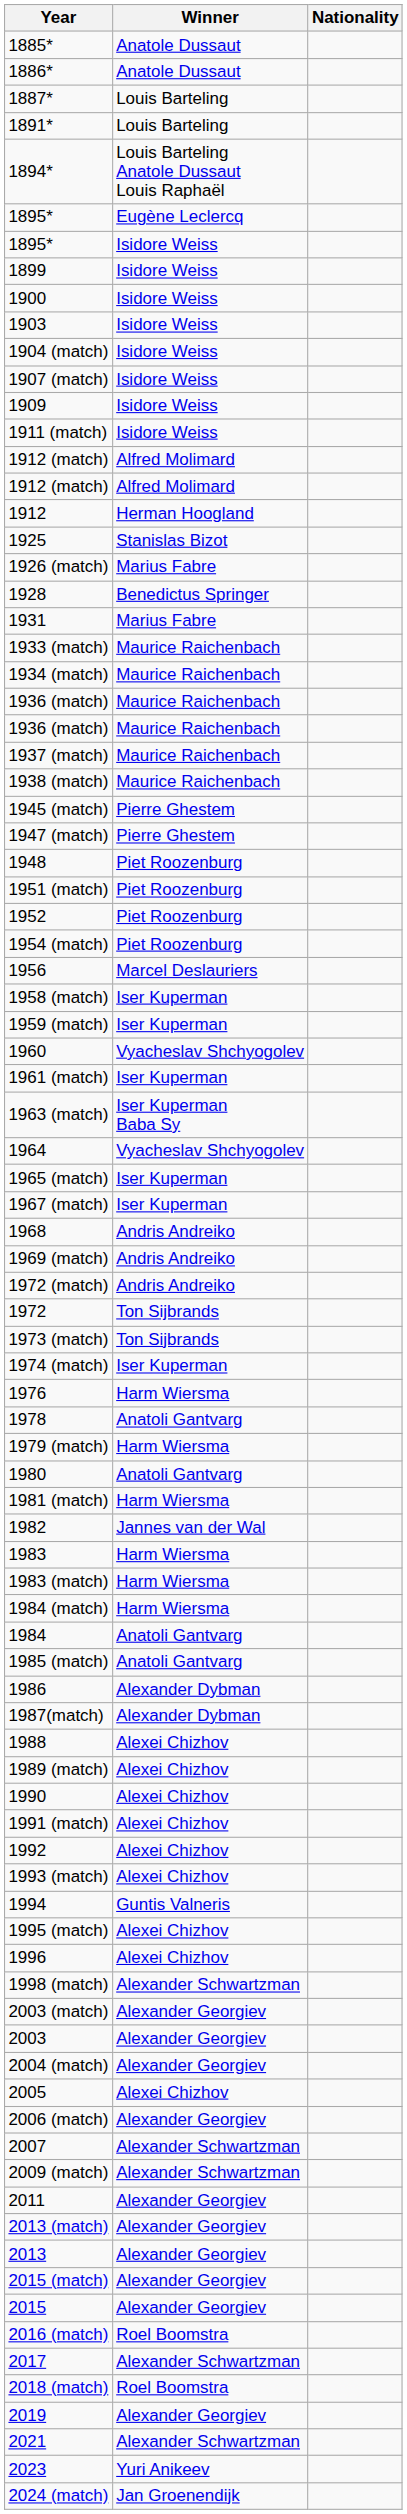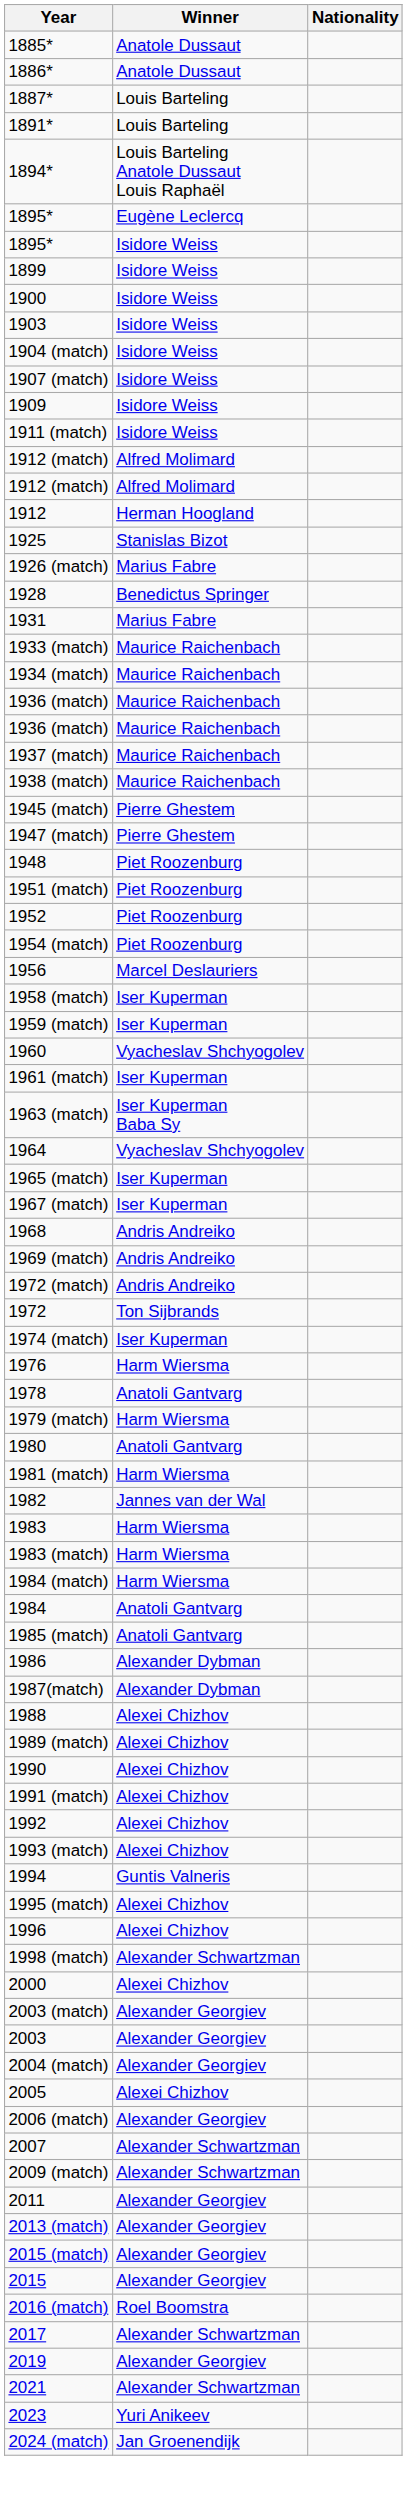- row: (58, 1339)
+ row: (27, 1984)
- row: (27, 2253)
- row: (58, 2388)
